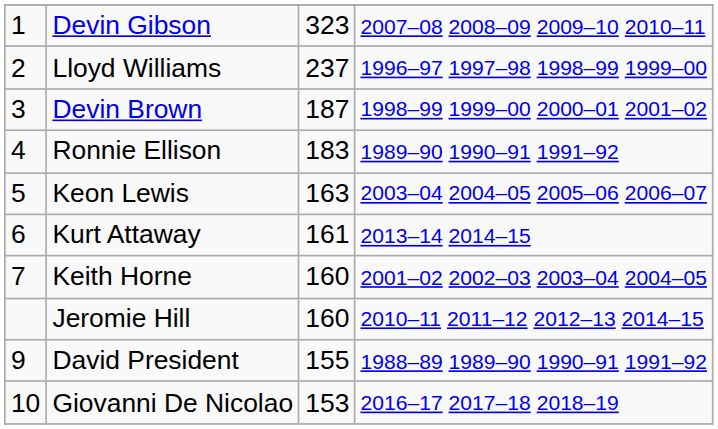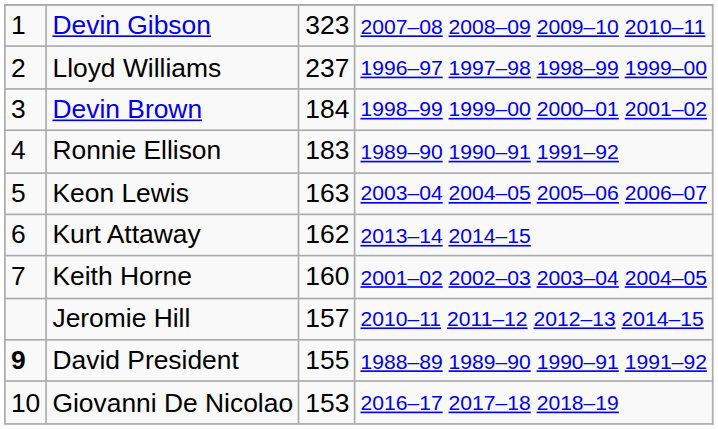(327, 109) 187 -> (327, 109) 184
(327, 234) 161 -> (327, 234) 162
(327, 318) 160 -> (327, 318) 157
(18, 360) normal -> (18, 360) bold
